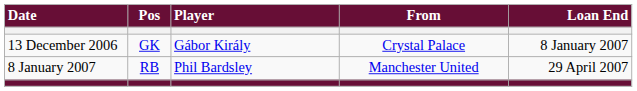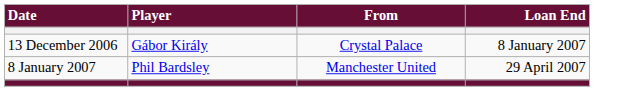- column: (149, 31)
